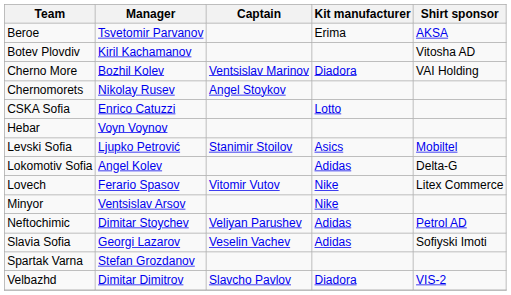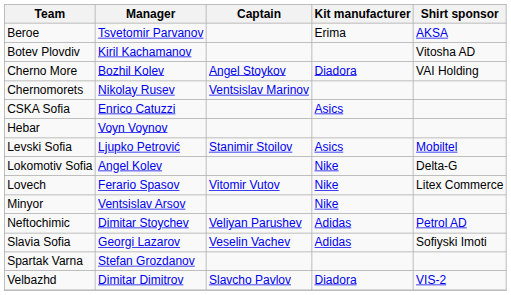(259, 71) Ventsislav Marinov -> (247, 71) Angel Stoykov
(247, 90) Angel Stoykov -> (259, 90) Ventsislav Marinov
(328, 109) Lotto -> (329, 109) Asics
(333, 166) Adidas -> (327, 166) Nike
